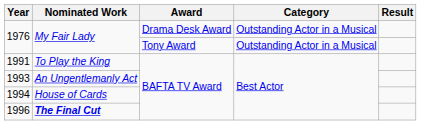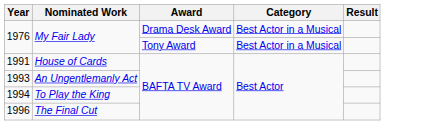(306, 29) Outstanding Actor in a Musical -> (289, 29) Best Actor in a Musical
(306, 45) Outstanding Actor in a Musical -> (289, 45) Best Actor in a Musical
(72, 62) To Play the King -> (71, 62) House of Cards
(71, 95) House of Cards -> (72, 95) To Play the King
(68, 111) bold -> (66, 111) normal
